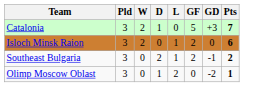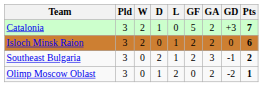+ column: (212, 12)
